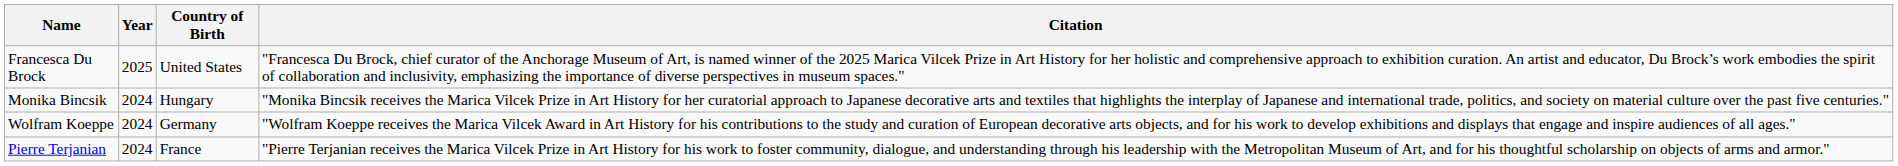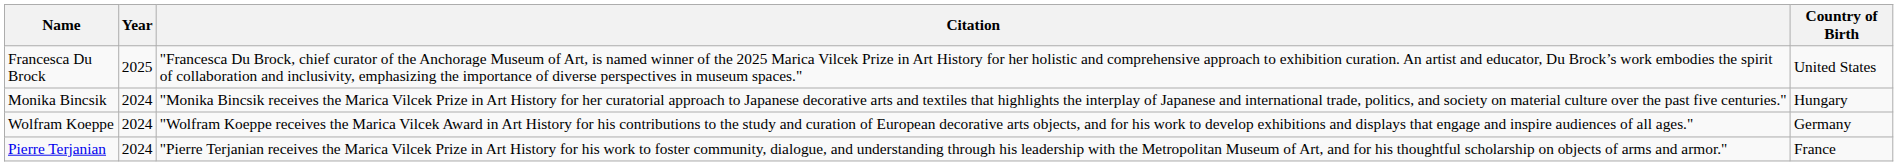columns swapped: (1076, 25) <-> (207, 25)
